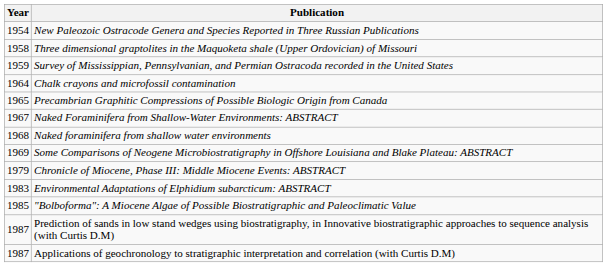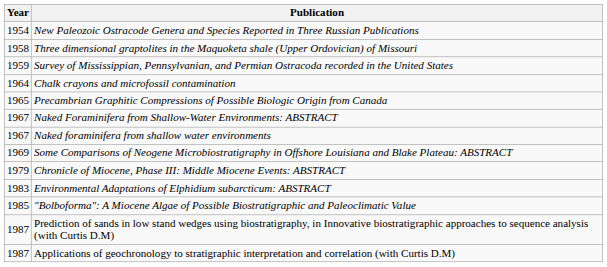(18, 135) 1968 -> (18, 135) 1967
